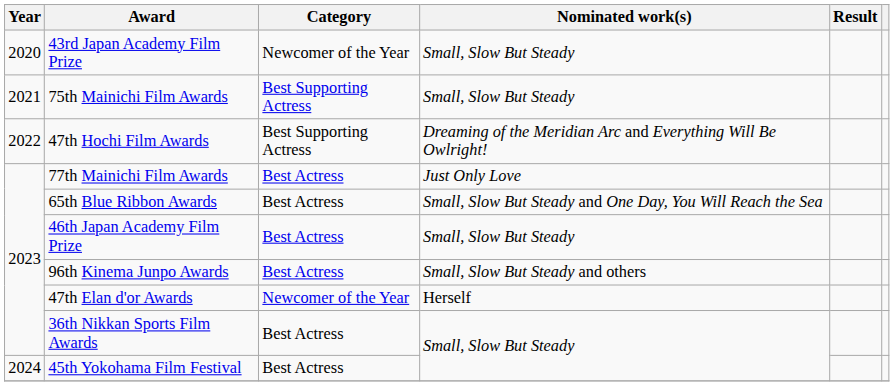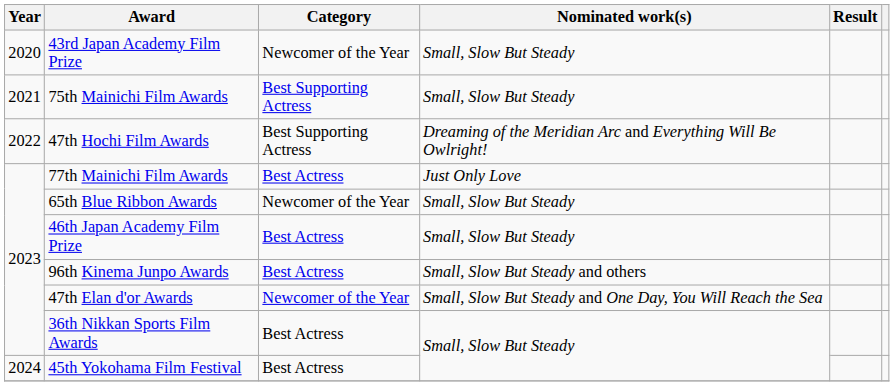(303, 201) Best Actress -> (336, 201) Newcomer of the Year
(623, 201) Small, Slow But Steady and One Day, You Will Reach the Sea -> (499, 201) Small, Slow But Steady
(447, 297) Herself -> (623, 297) Small, Slow But Steady and One Day, You Will Reach the Sea
